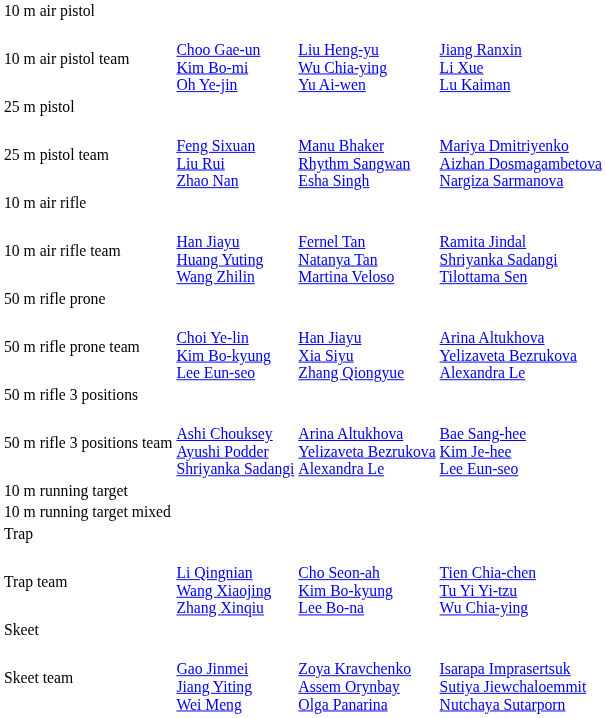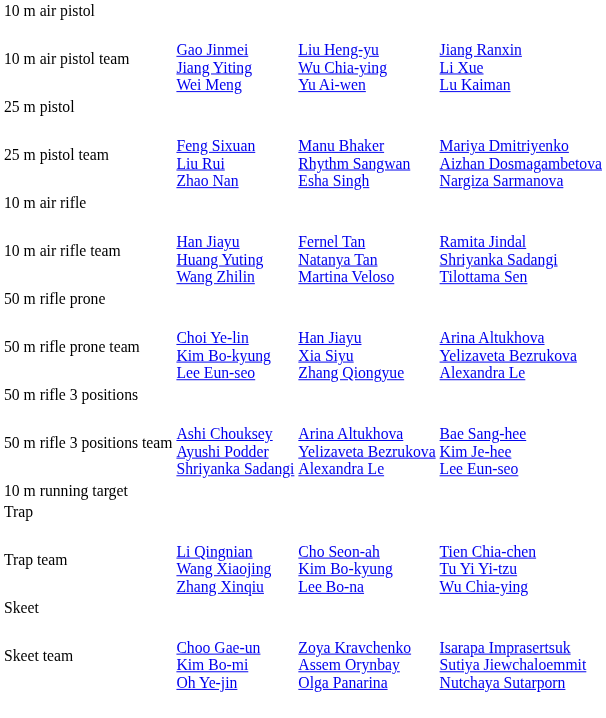(218, 67) Choo Gae-un Kim Bo-mi Oh Ye-jin -> (214, 67) Gao Jinmei Jiang Yiting Wei Meng
- row: (87, 512)
(214, 686) Gao Jinmei Jiang Yiting Wei Meng -> (218, 665) Choo Gae-un Kim Bo-mi Oh Ye-jin
